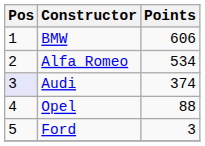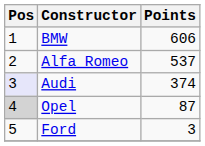(183, 62) 534 -> (183, 62) 537
(13, 107) no background -> (13, 107) lightgrey background
(187, 107) 88 -> (187, 107) 87
